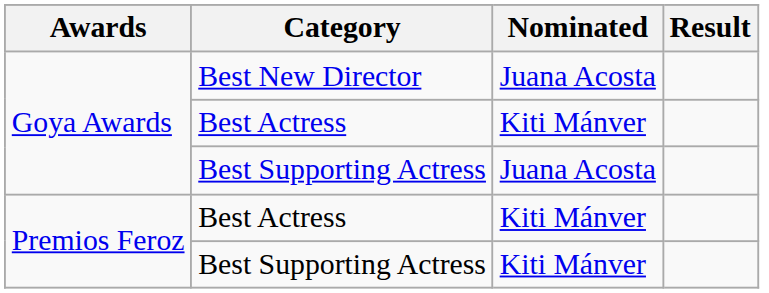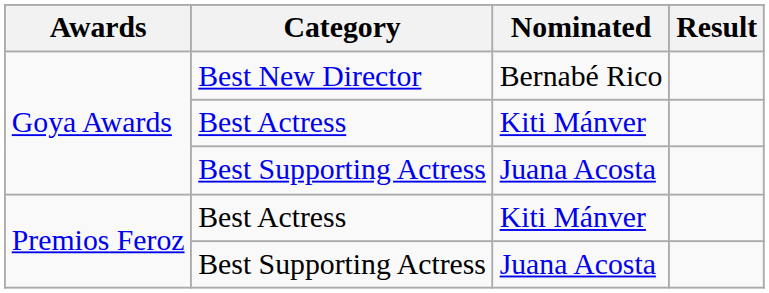(578, 75) Juana Acosta -> (581, 75) Bernabé Rico
(573, 264) Kiti Mánver -> (578, 264) Juana Acosta
